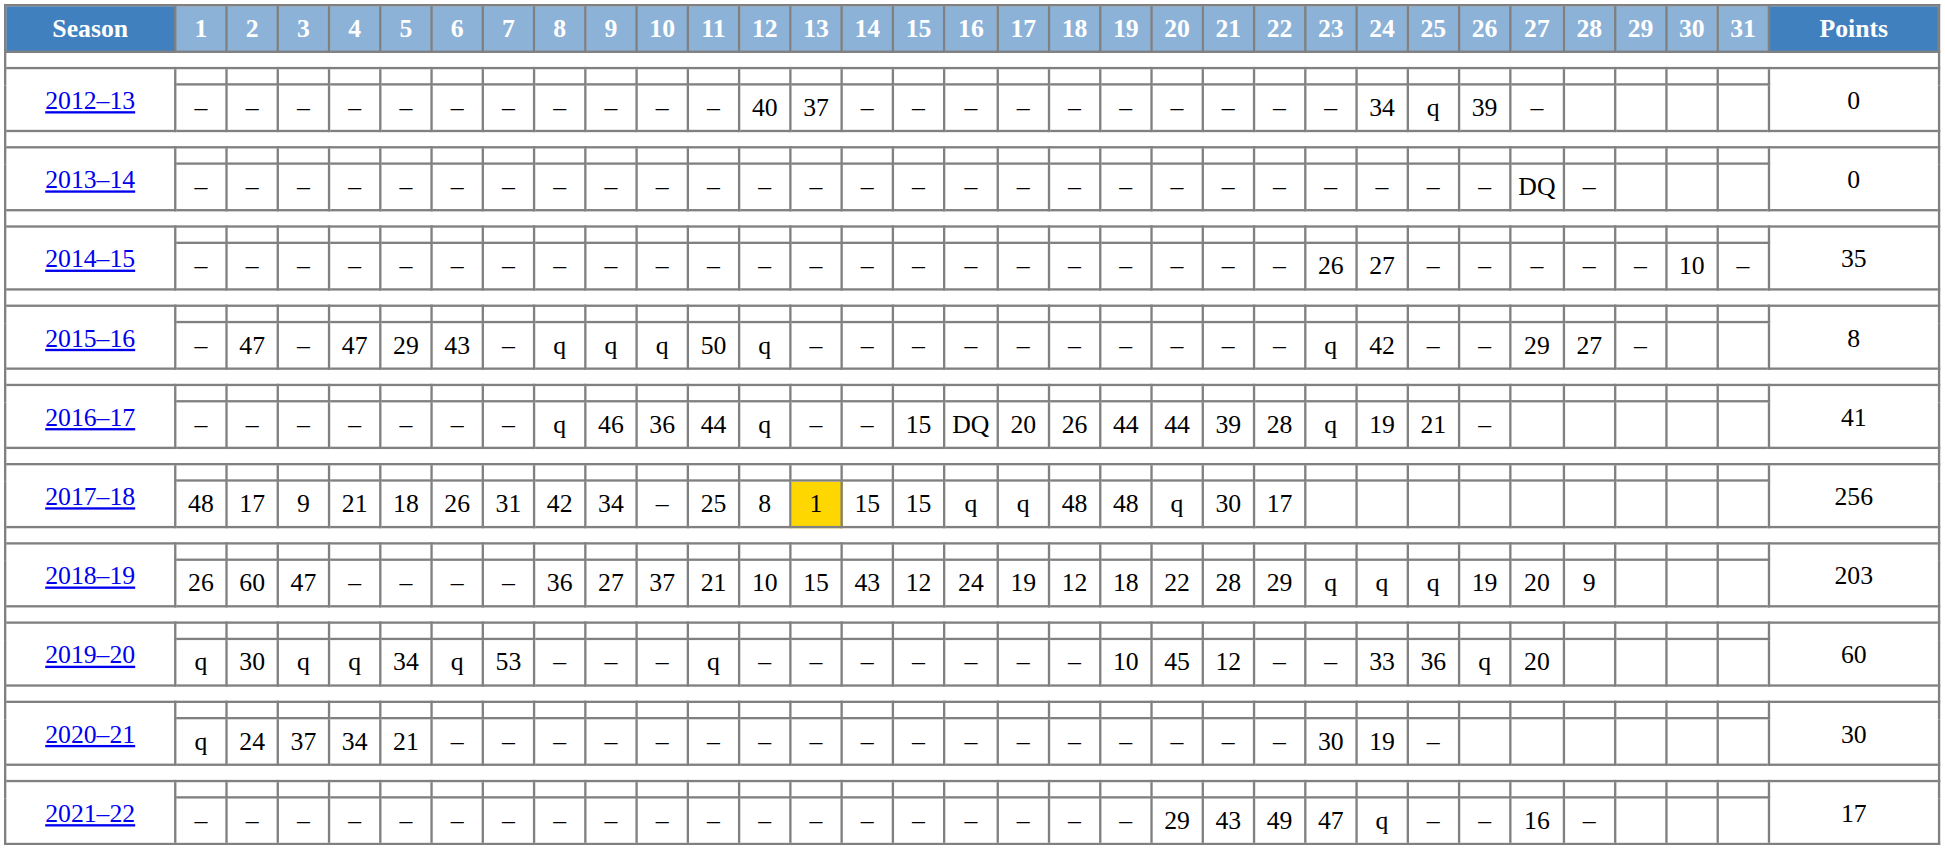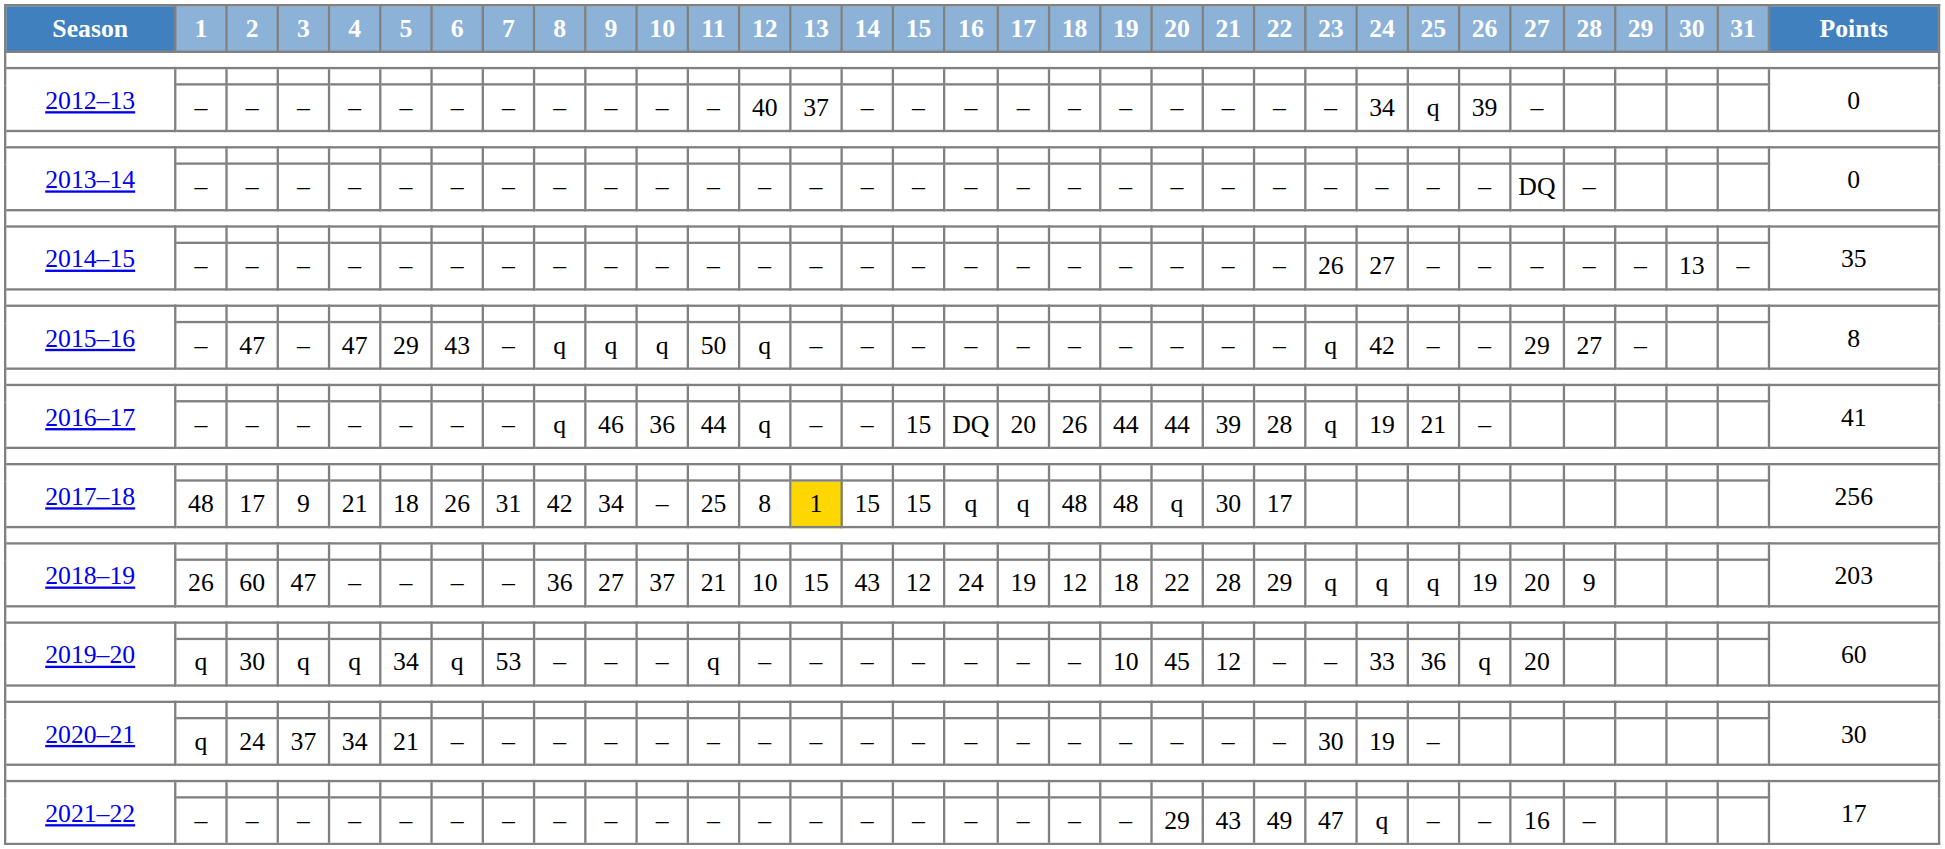(1692, 265) 10 -> (1692, 265) 13
